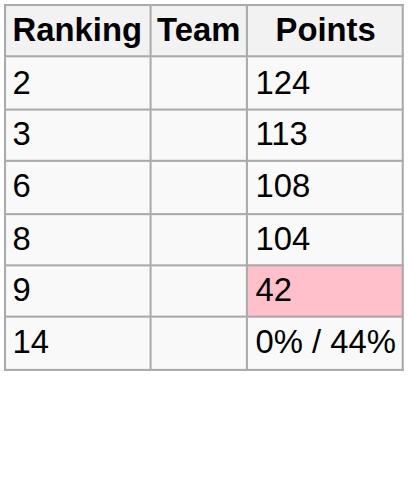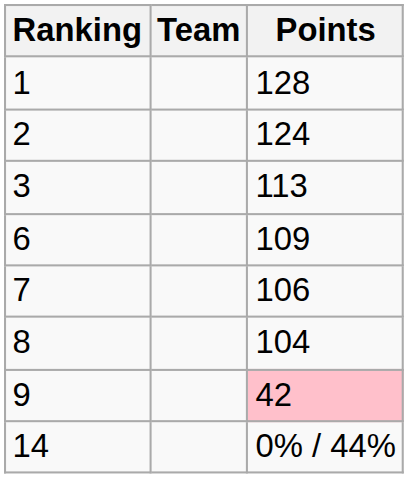+ row: (22, 82)
(283, 186) 108 -> (283, 238) 109
+ row: (22, 290)
